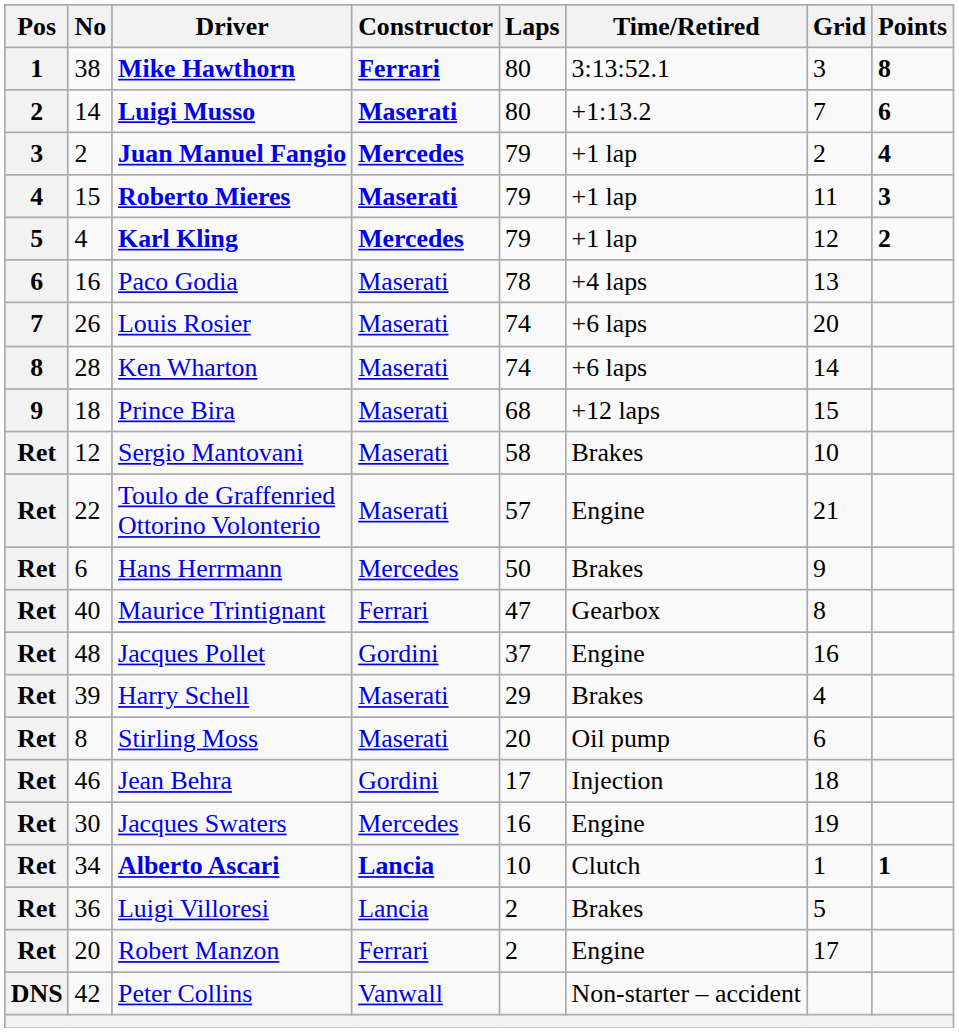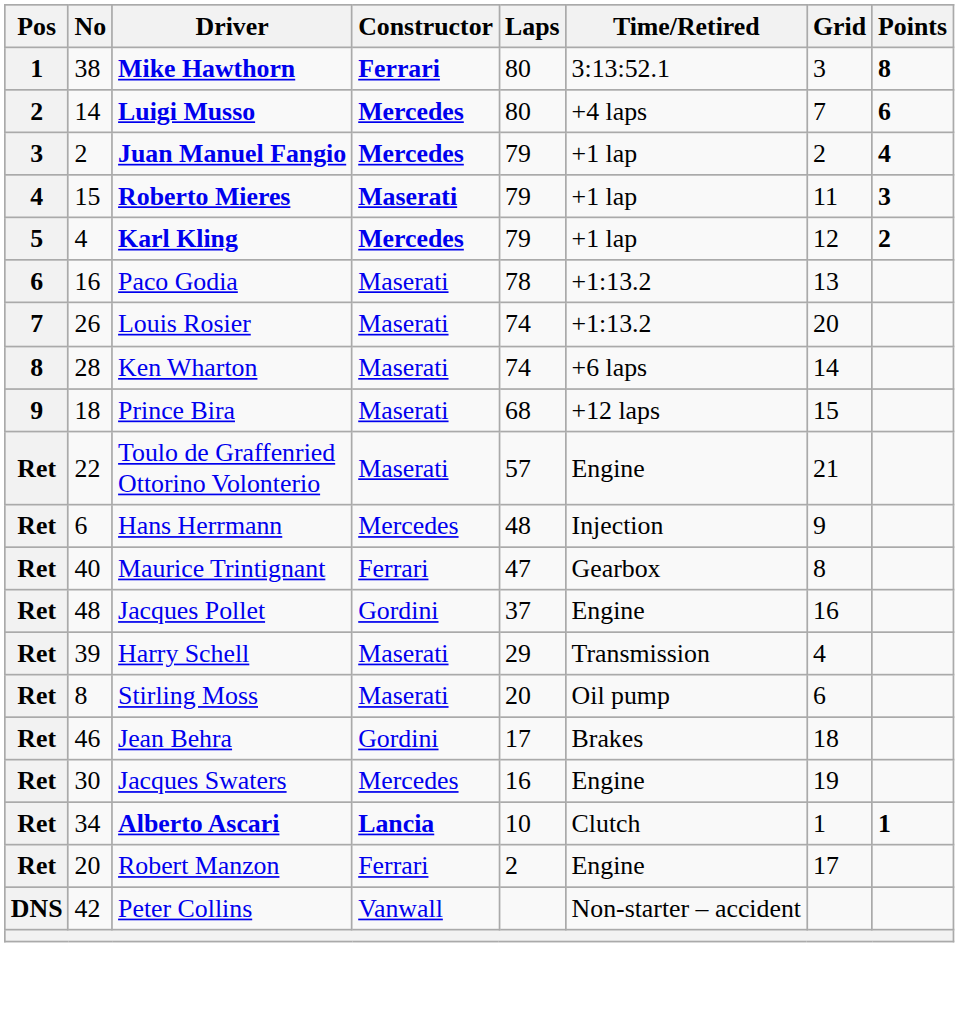(408, 111) Maserati -> (411, 111) Mercedes
(612, 111) +1:13.2 -> (609, 111) +4 laps
(609, 281) +4 laps -> (612, 281) +1:13.2
(609, 324) +6 laps -> (612, 324) +1:13.2
- row: (211, 452)
(518, 567) 50 -> (518, 525) 48
(607, 567) Brakes -> (617, 525) Injection
(607, 695) Brakes -> (641, 653) Transmission
(617, 780) Injection -> (607, 738) Brakes
- row: (193, 908)
